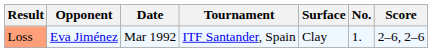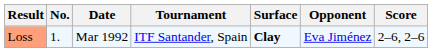columns swapped: (362, 14) <-> (84, 14)
(315, 36) normal -> (267, 36) bold
